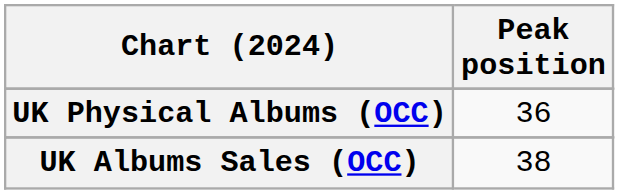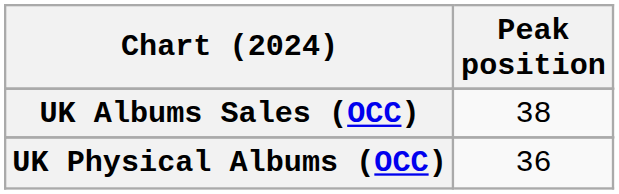rows swapped: (230, 163) <-> (230, 114)
